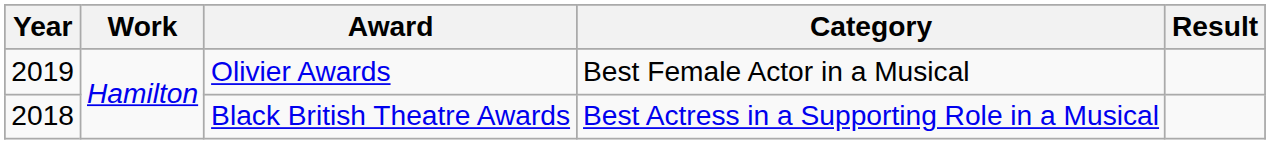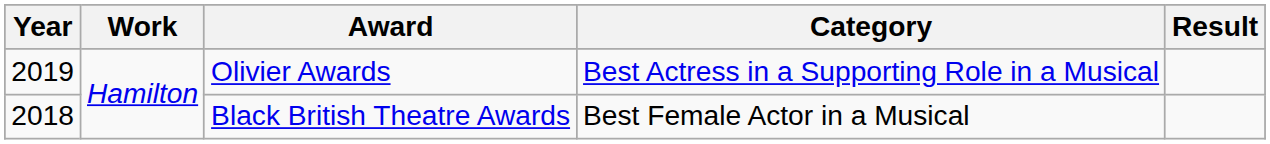(776, 71) Best Female Actor in a Musical -> (871, 71) Best Actress in a Supporting Role in a Musical
(871, 116) Best Actress in a Supporting Role in a Musical -> (776, 116) Best Female Actor in a Musical
